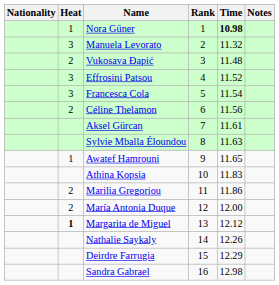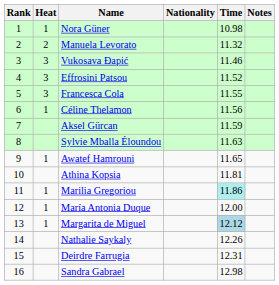columns swapped: (203, 12) <-> (31, 12)
(231, 28) bold -> (231, 28) normal
(71, 45) 3 -> (46, 45) 2
(71, 61) 2 -> (46, 61) 3
(231, 61) 11.48 -> (231, 61) 11.46
(231, 93) 11.54 -> (231, 93) 11.55
(71, 110) 2 -> (46, 110) 1
(231, 126) 11.61 -> (231, 126) 11.59
(231, 175) 11.83 -> (231, 175) 11.81
(71, 191) 2 -> (46, 191) 1
(231, 191) no background -> (231, 191) paleturquoise background
(71, 207) 2 -> (46, 207) 1
(71, 223) bold -> (46, 223) normal
(231, 223) no background -> (231, 223) lightblue background
(231, 256) 12.29 -> (231, 256) 12.31
